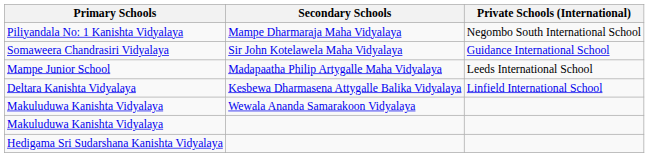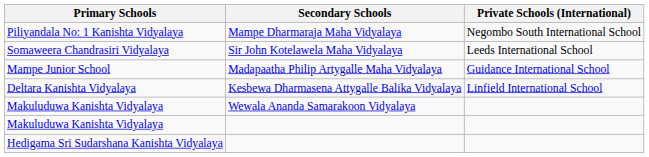(538, 50) Guidance International School -> (530, 50) Leeds International School
(530, 69) Leeds International School -> (538, 69) Guidance International School
